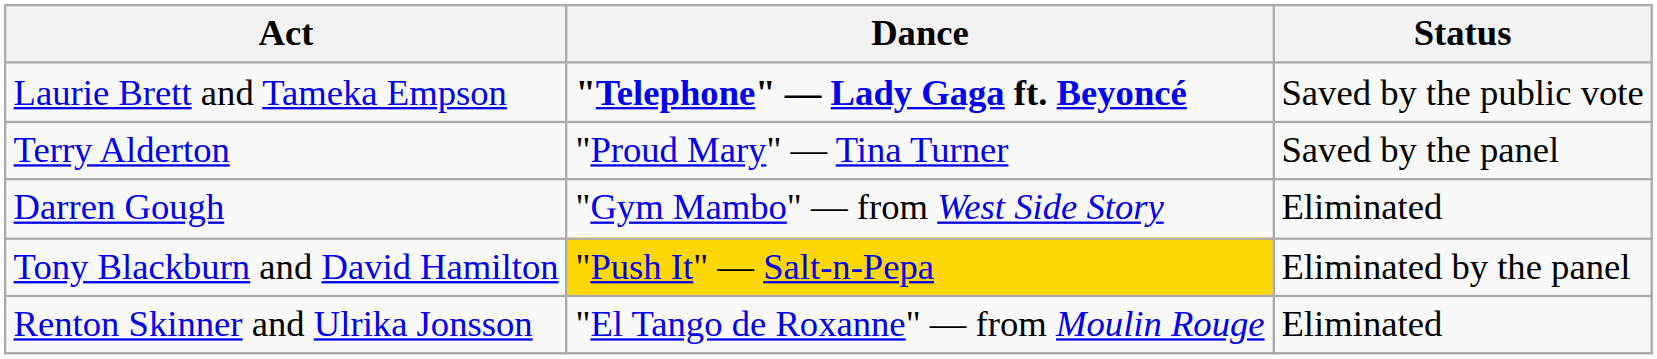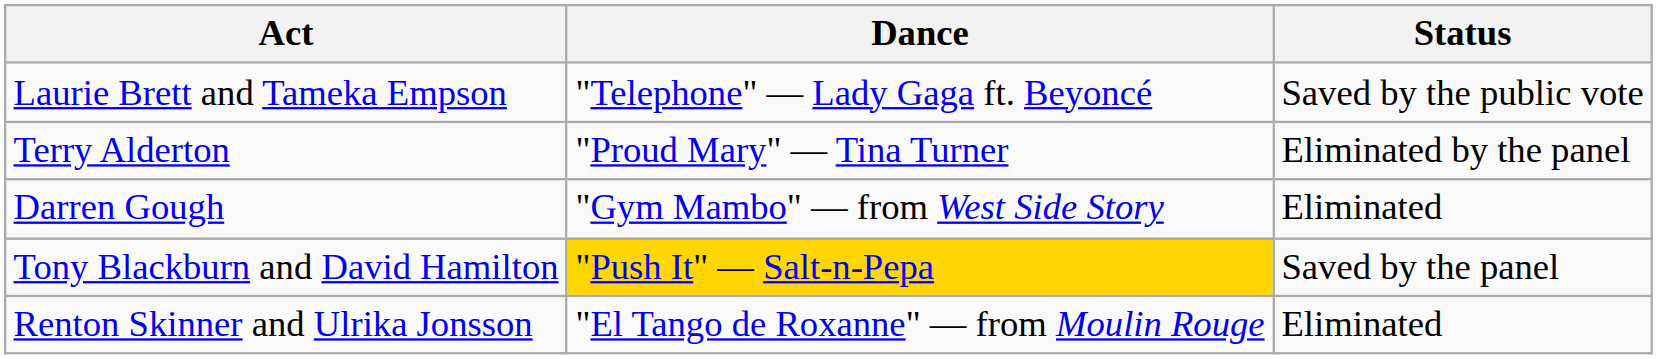(881, 91) bold -> (864, 91) normal
(1420, 149) Saved by the panel -> (1456, 149) Eliminated by the panel
(1456, 265) Eliminated by the panel -> (1420, 265) Saved by the panel
